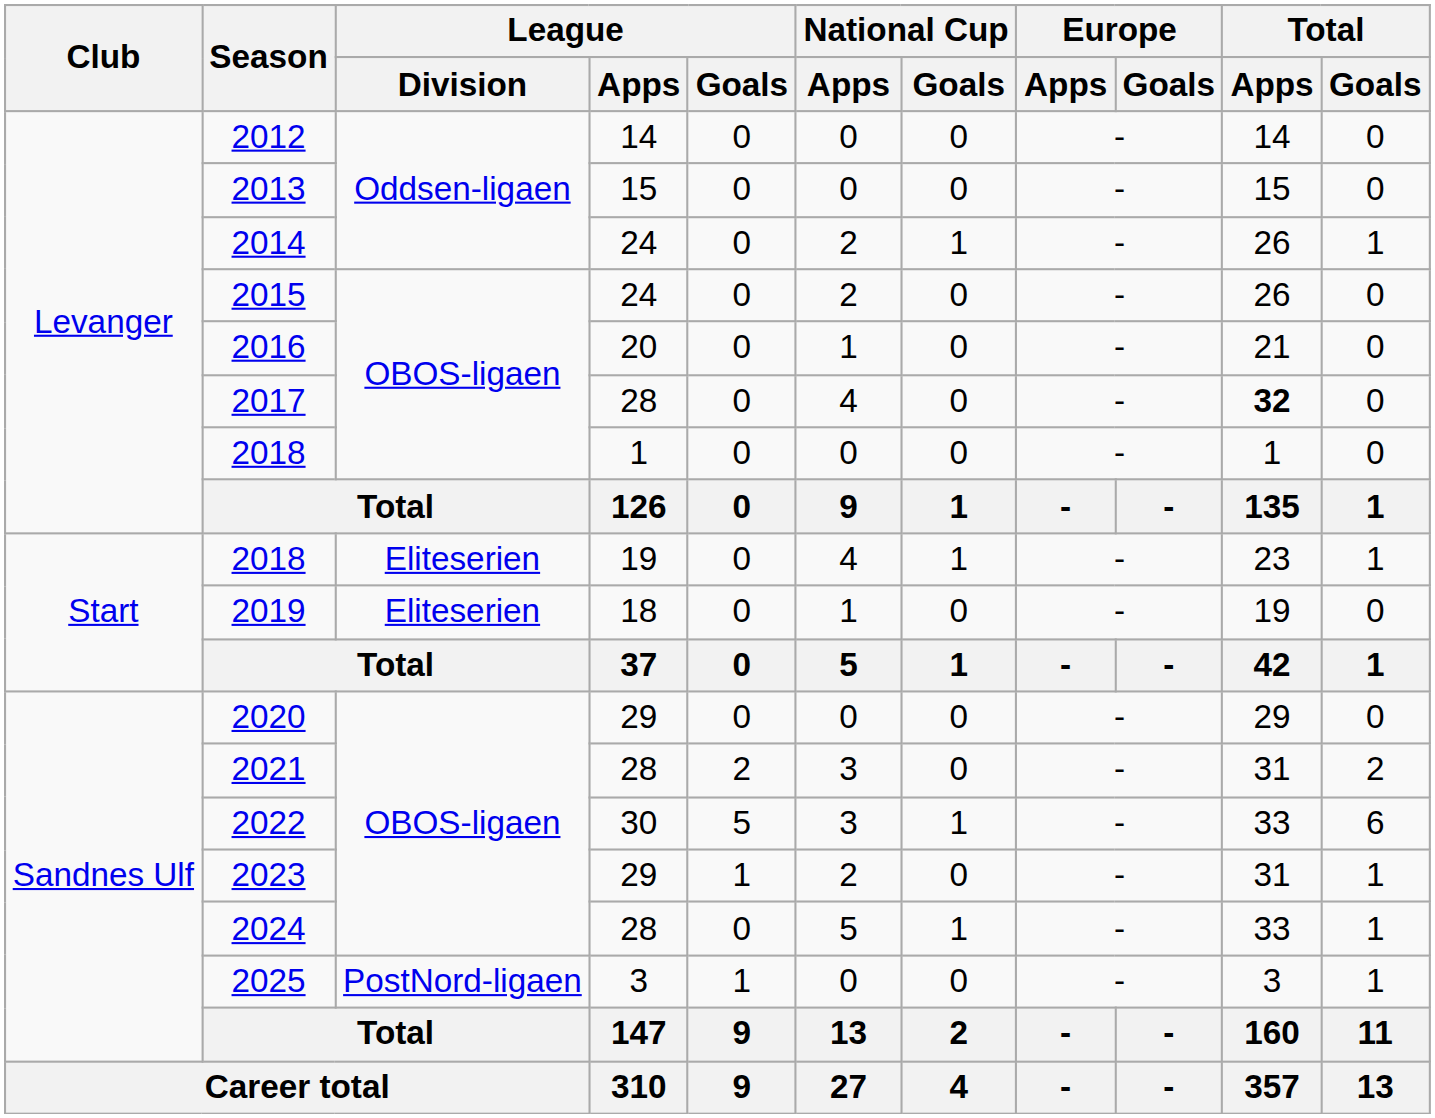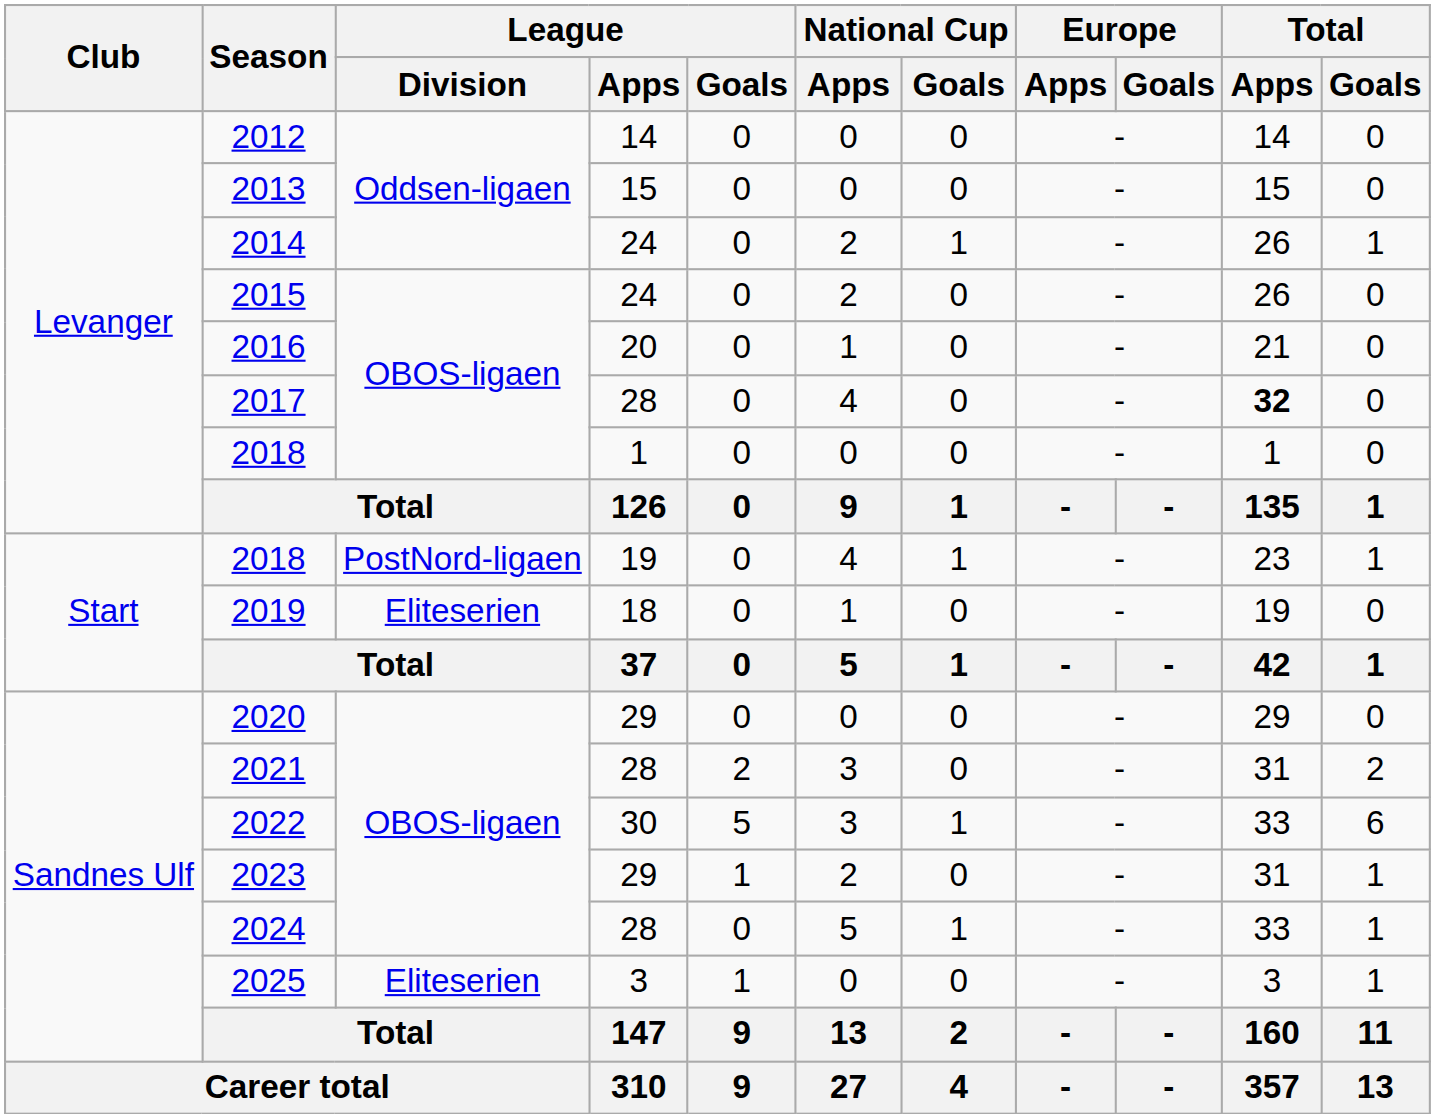(462, 558) Eliteserien -> (462, 558) PostNord-ligaen
(462, 980) PostNord-ligaen -> (462, 980) Eliteserien
